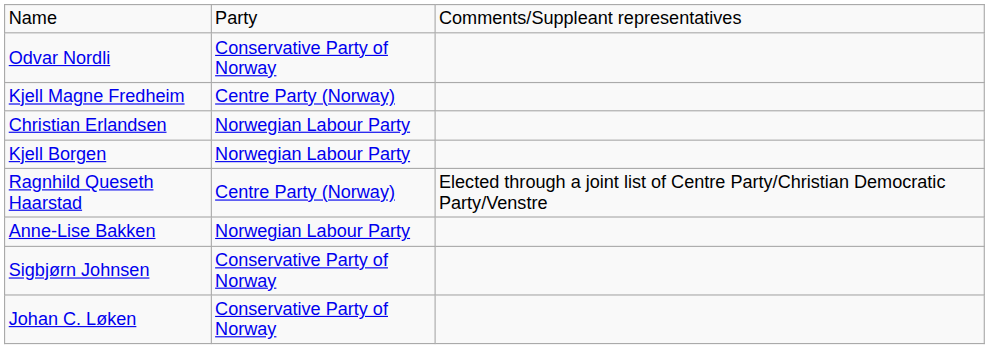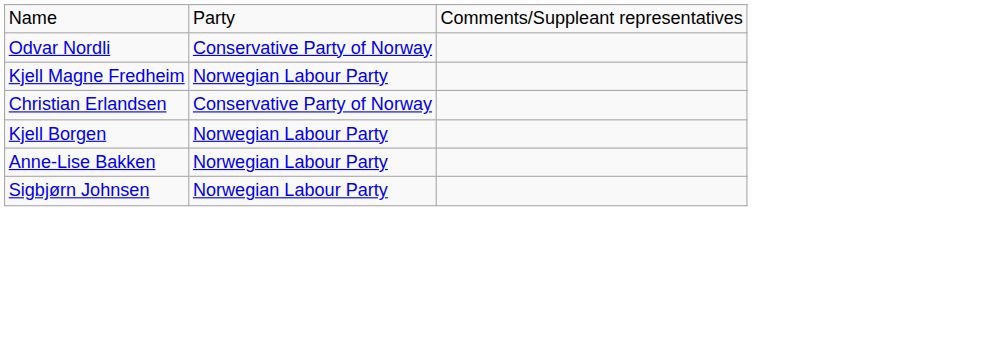(305, 96) Centre Party (Norway) -> (290, 76) Norwegian Labour Party
(313, 125) Norwegian Labour Party -> (312, 104) Conservative Party of Norway
- row: (81, 192)
(302, 270) Conservative Party of Norway -> (290, 190) Norwegian Labour Party
- row: (73, 319)
